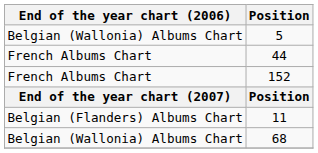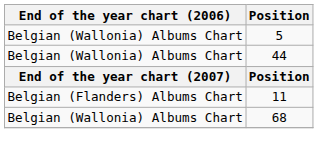(80, 56) French Albums Chart -> (125, 56) Belgian (Wallonia) Albums Chart
- row: (279, 76)
